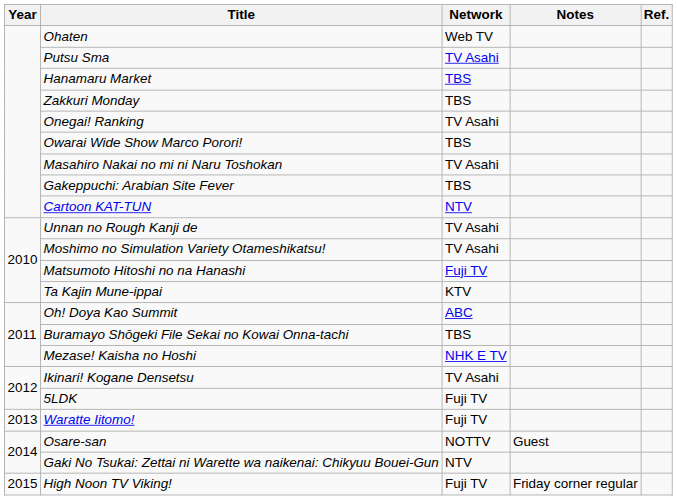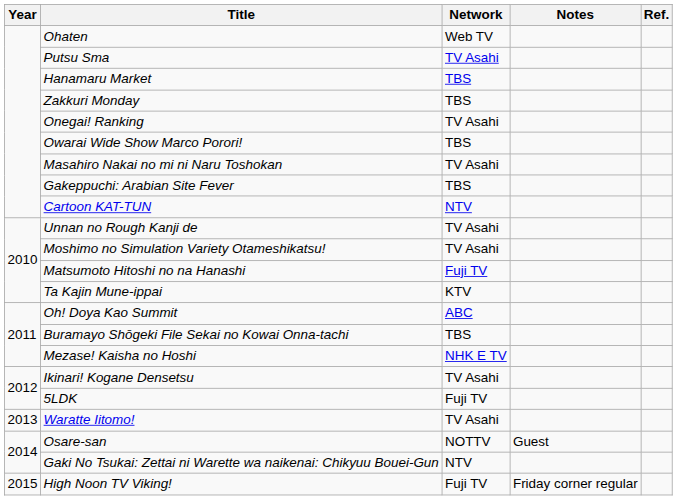(466, 420) Fuji TV -> (472, 420) TV Asahi
